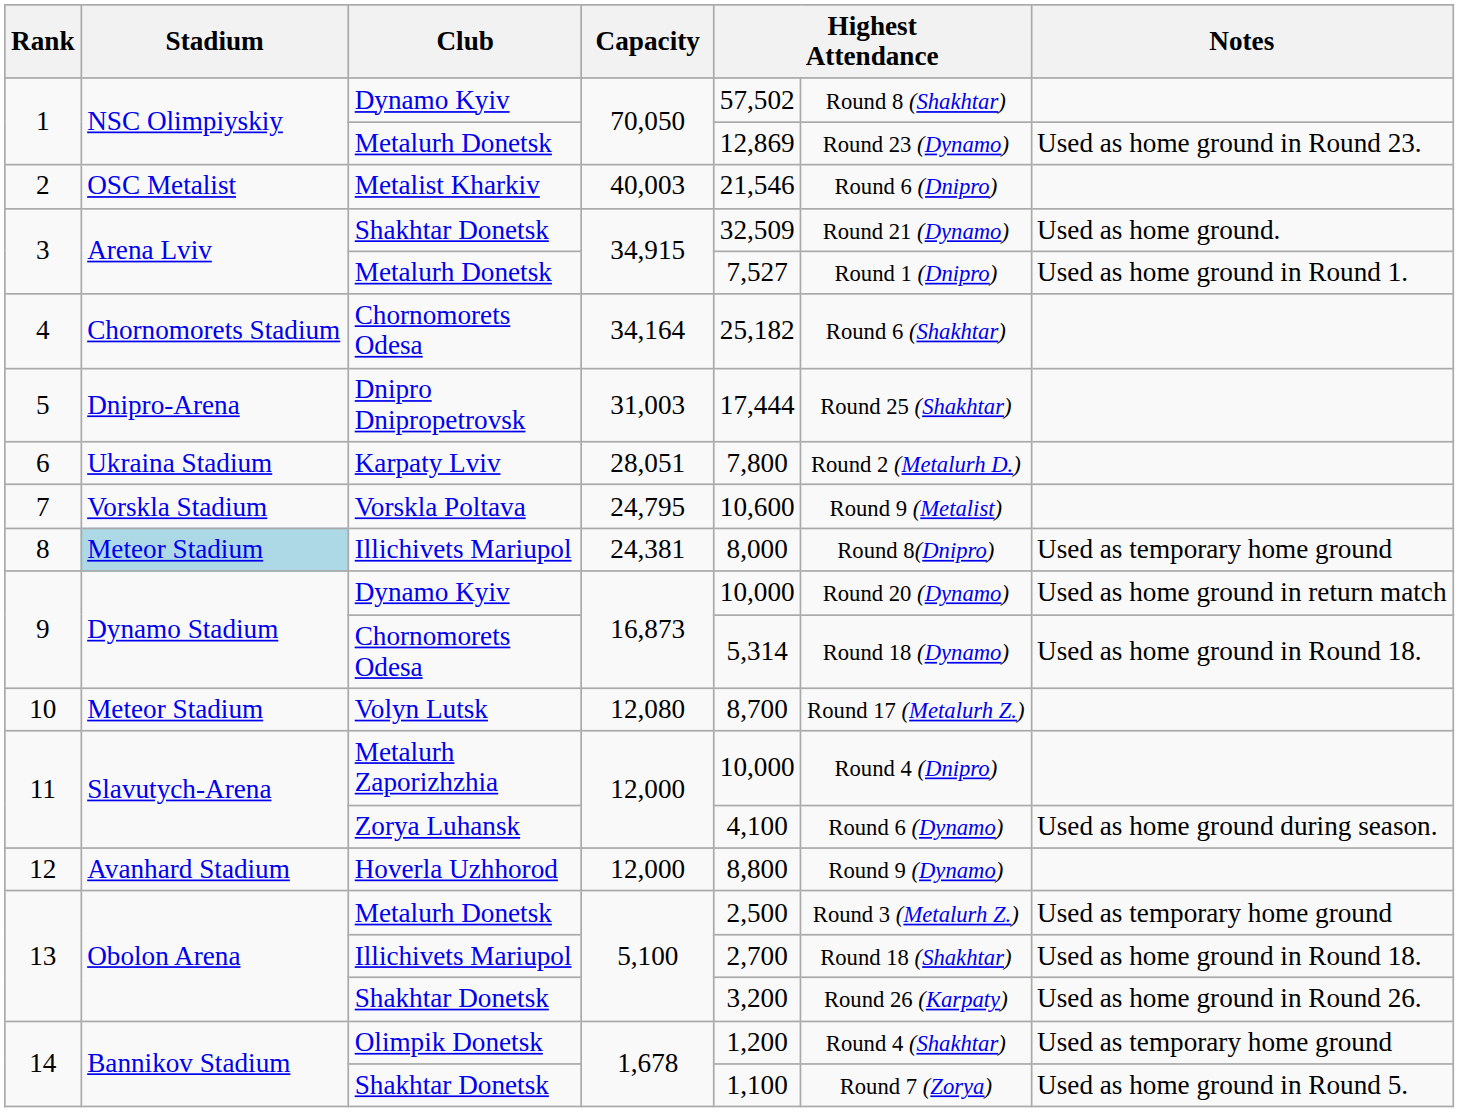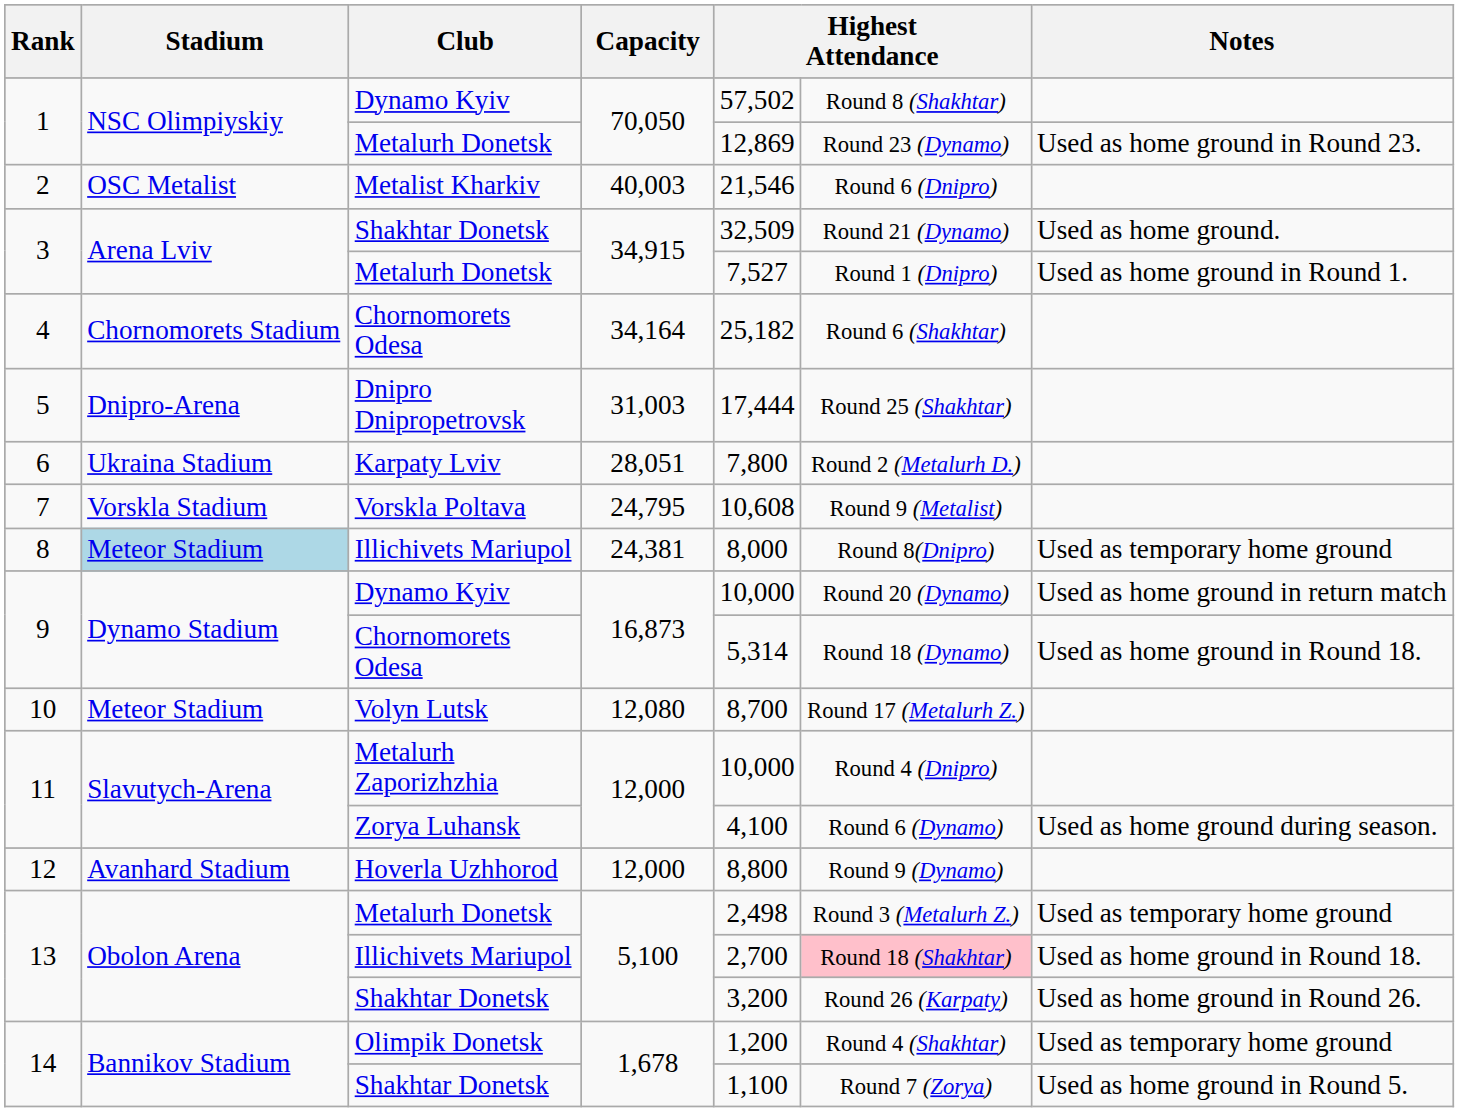(757, 506) 10,600 -> (757, 506) 10,608
(757, 912) 2,500 -> (757, 912) 2,498
(916, 957) no background -> (916, 957) pink background
